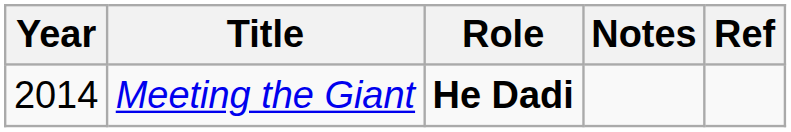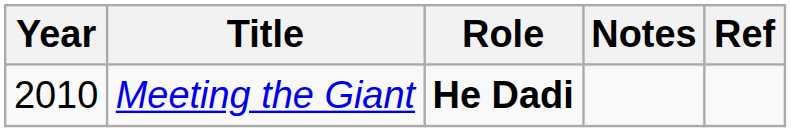(56, 94) 2014 -> (56, 94) 2010
